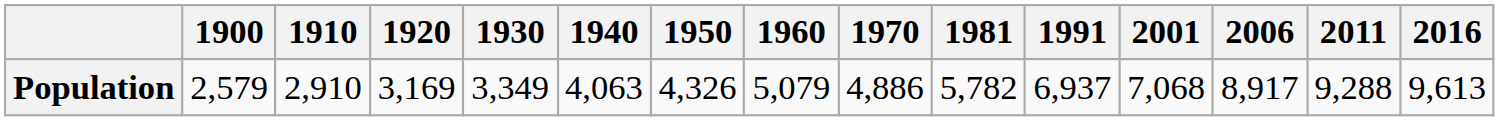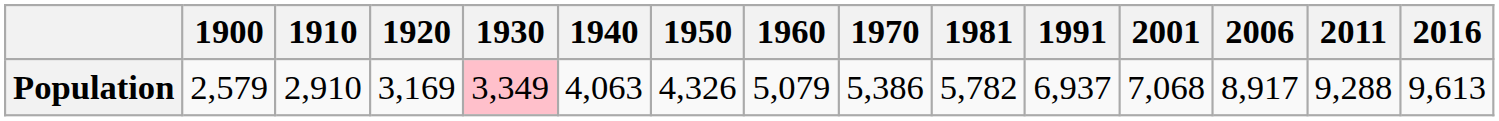(510, 86) no background -> (510, 86) pink background
(885, 86) 4,886 -> (885, 86) 5,386
